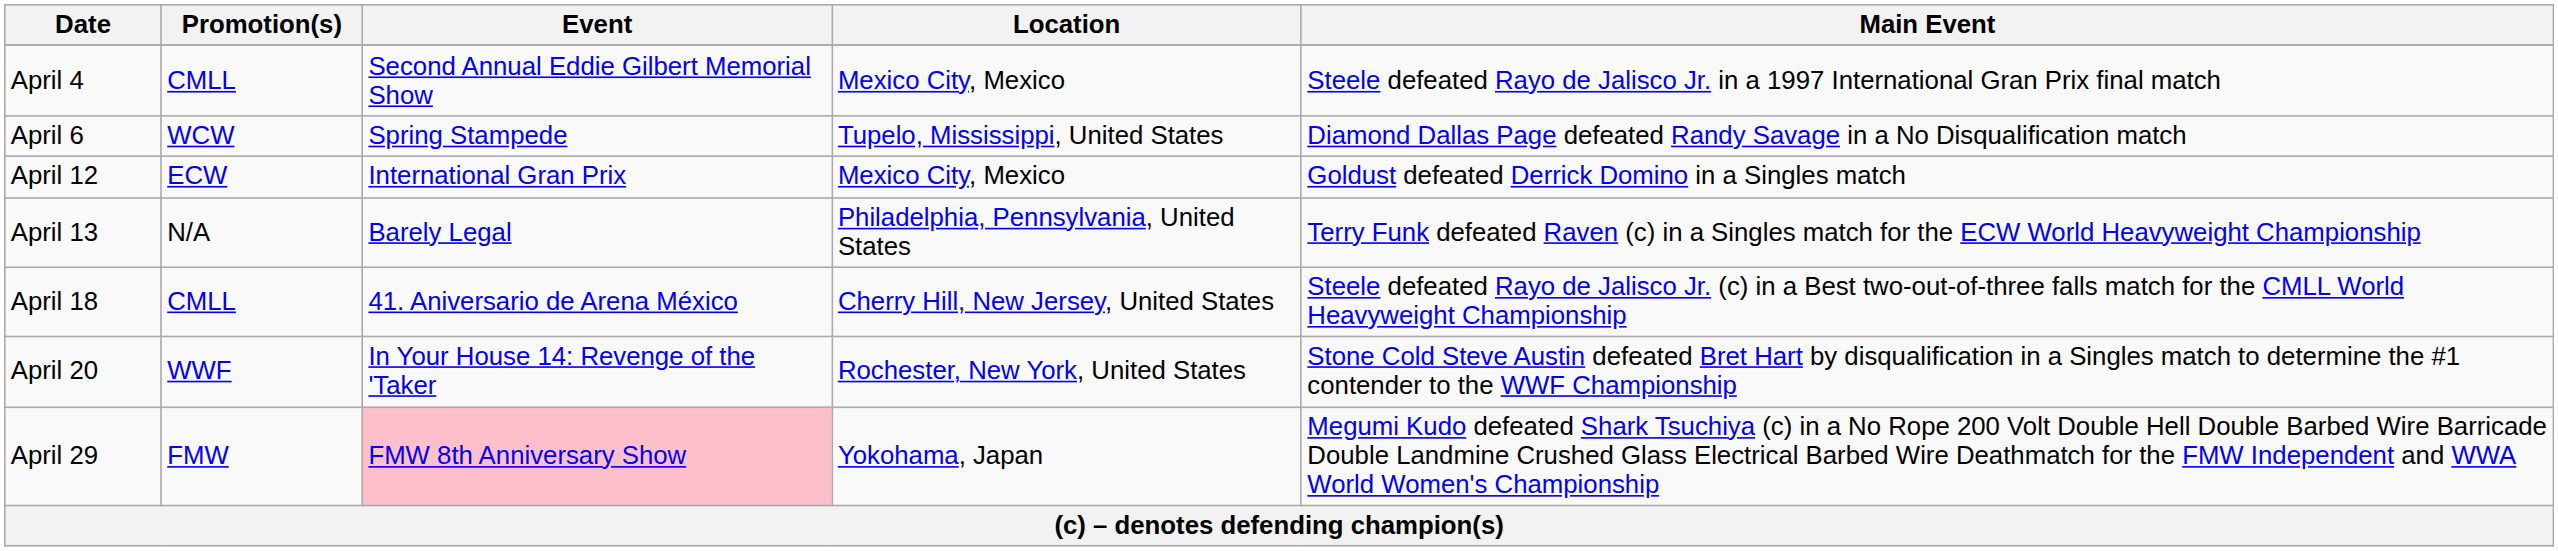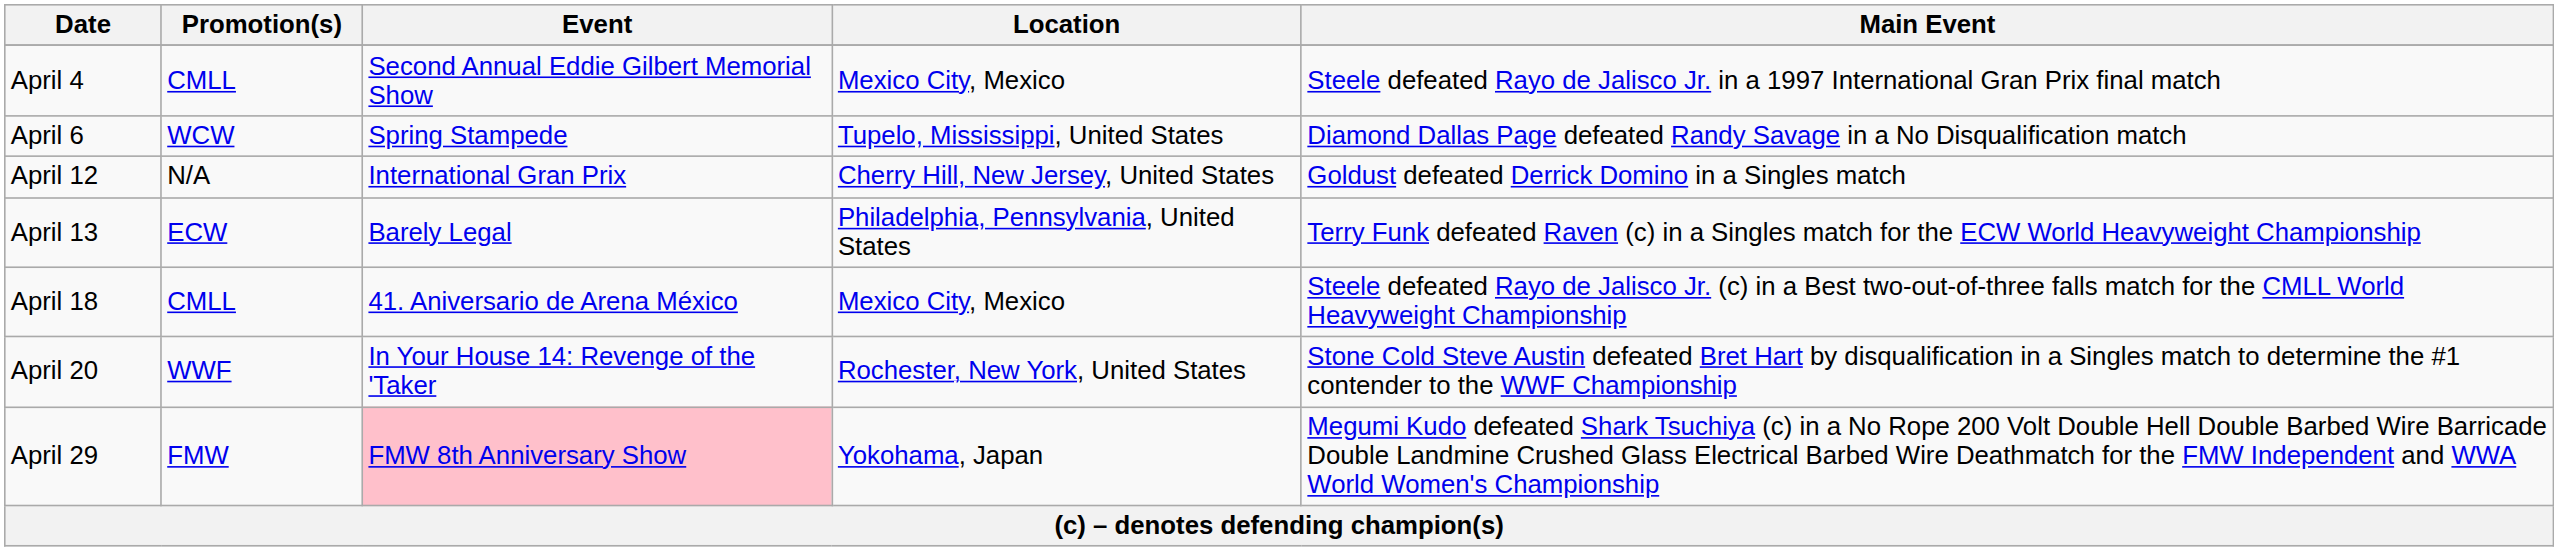(197, 176) ECW -> (189, 176) N/A
(951, 176) Mexico City, Mexico -> (1056, 176) Cherry Hill, New Jersey, United States
(189, 231) N/A -> (197, 231) ECW
(1056, 301) Cherry Hill, New Jersey, United States -> (951, 301) Mexico City, Mexico
